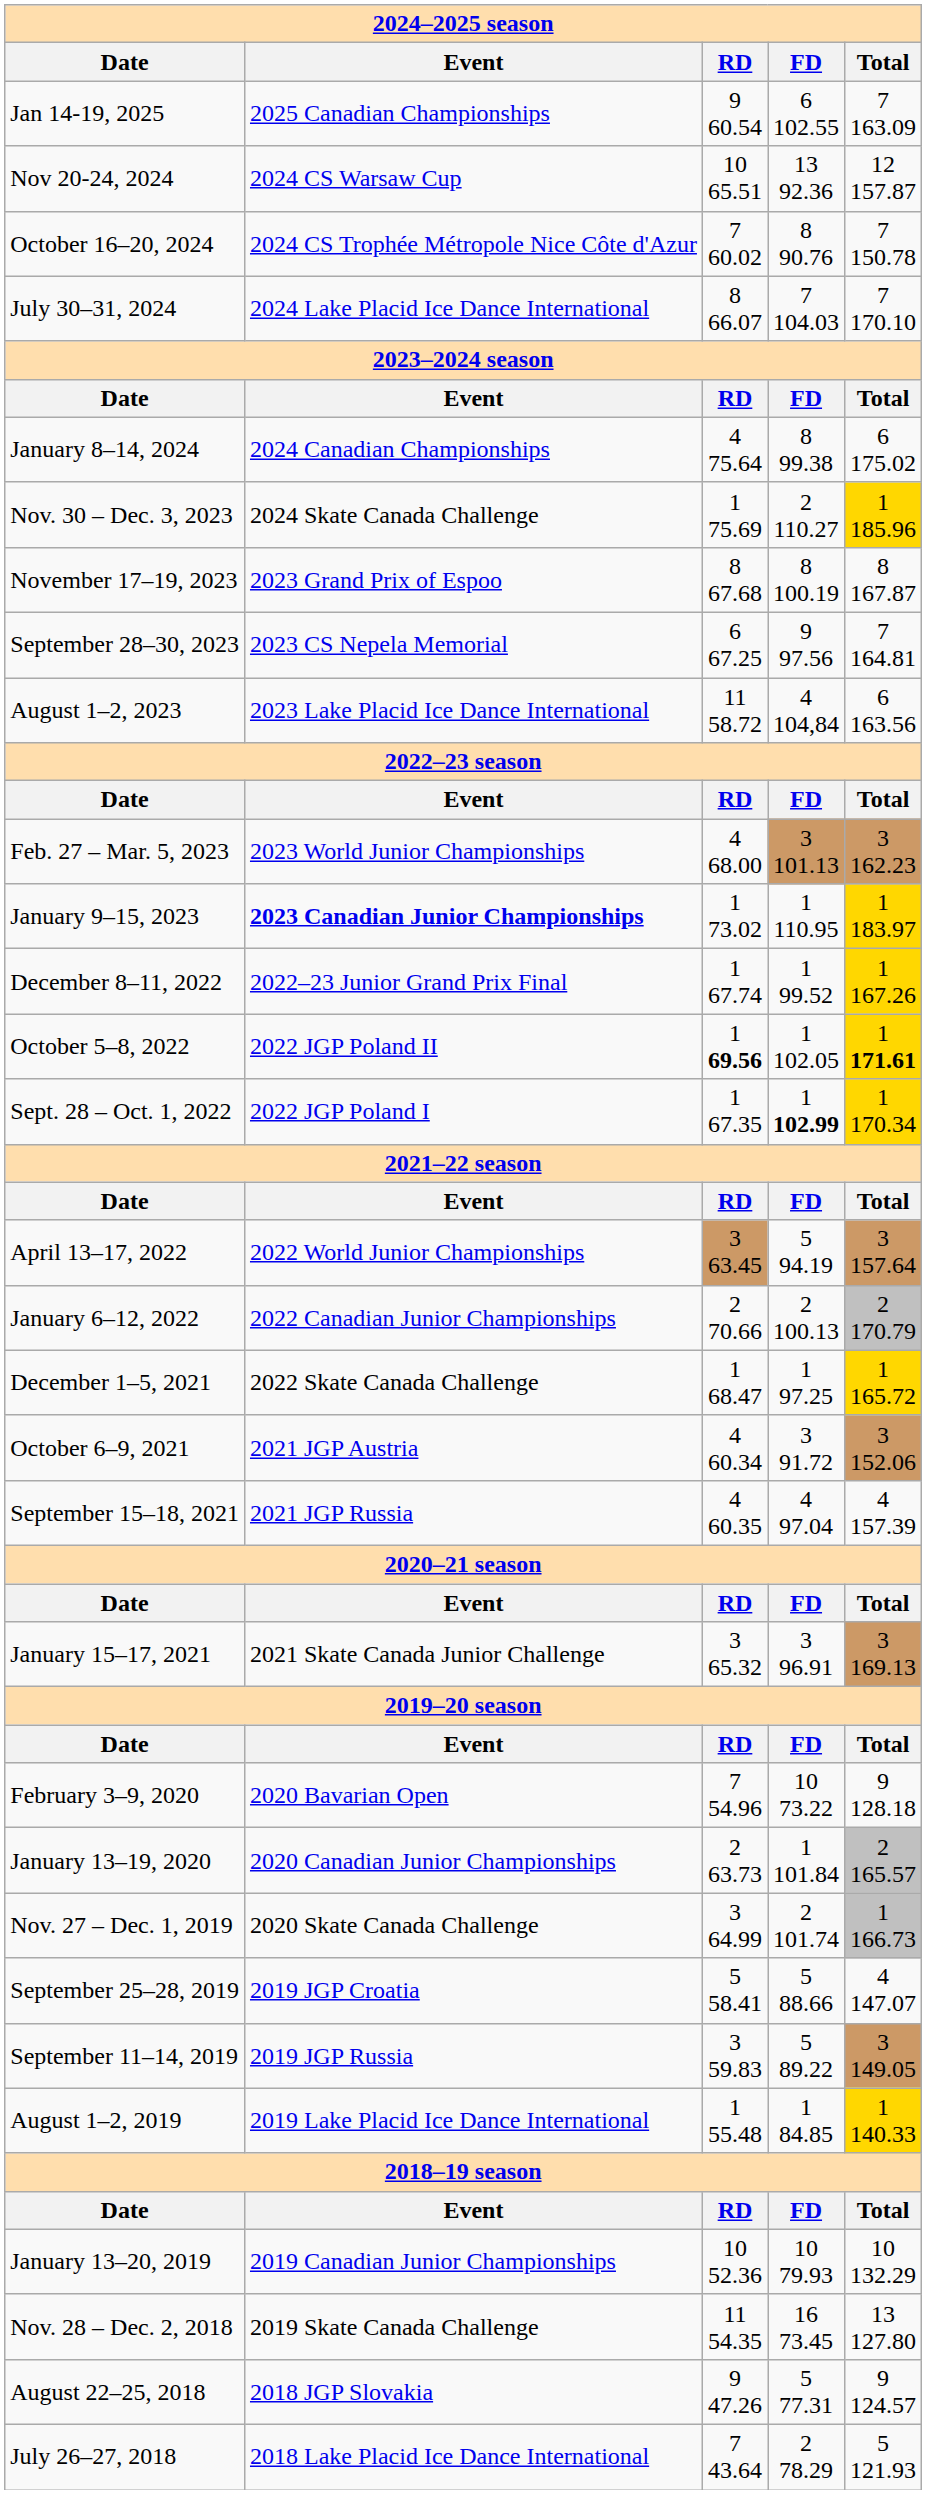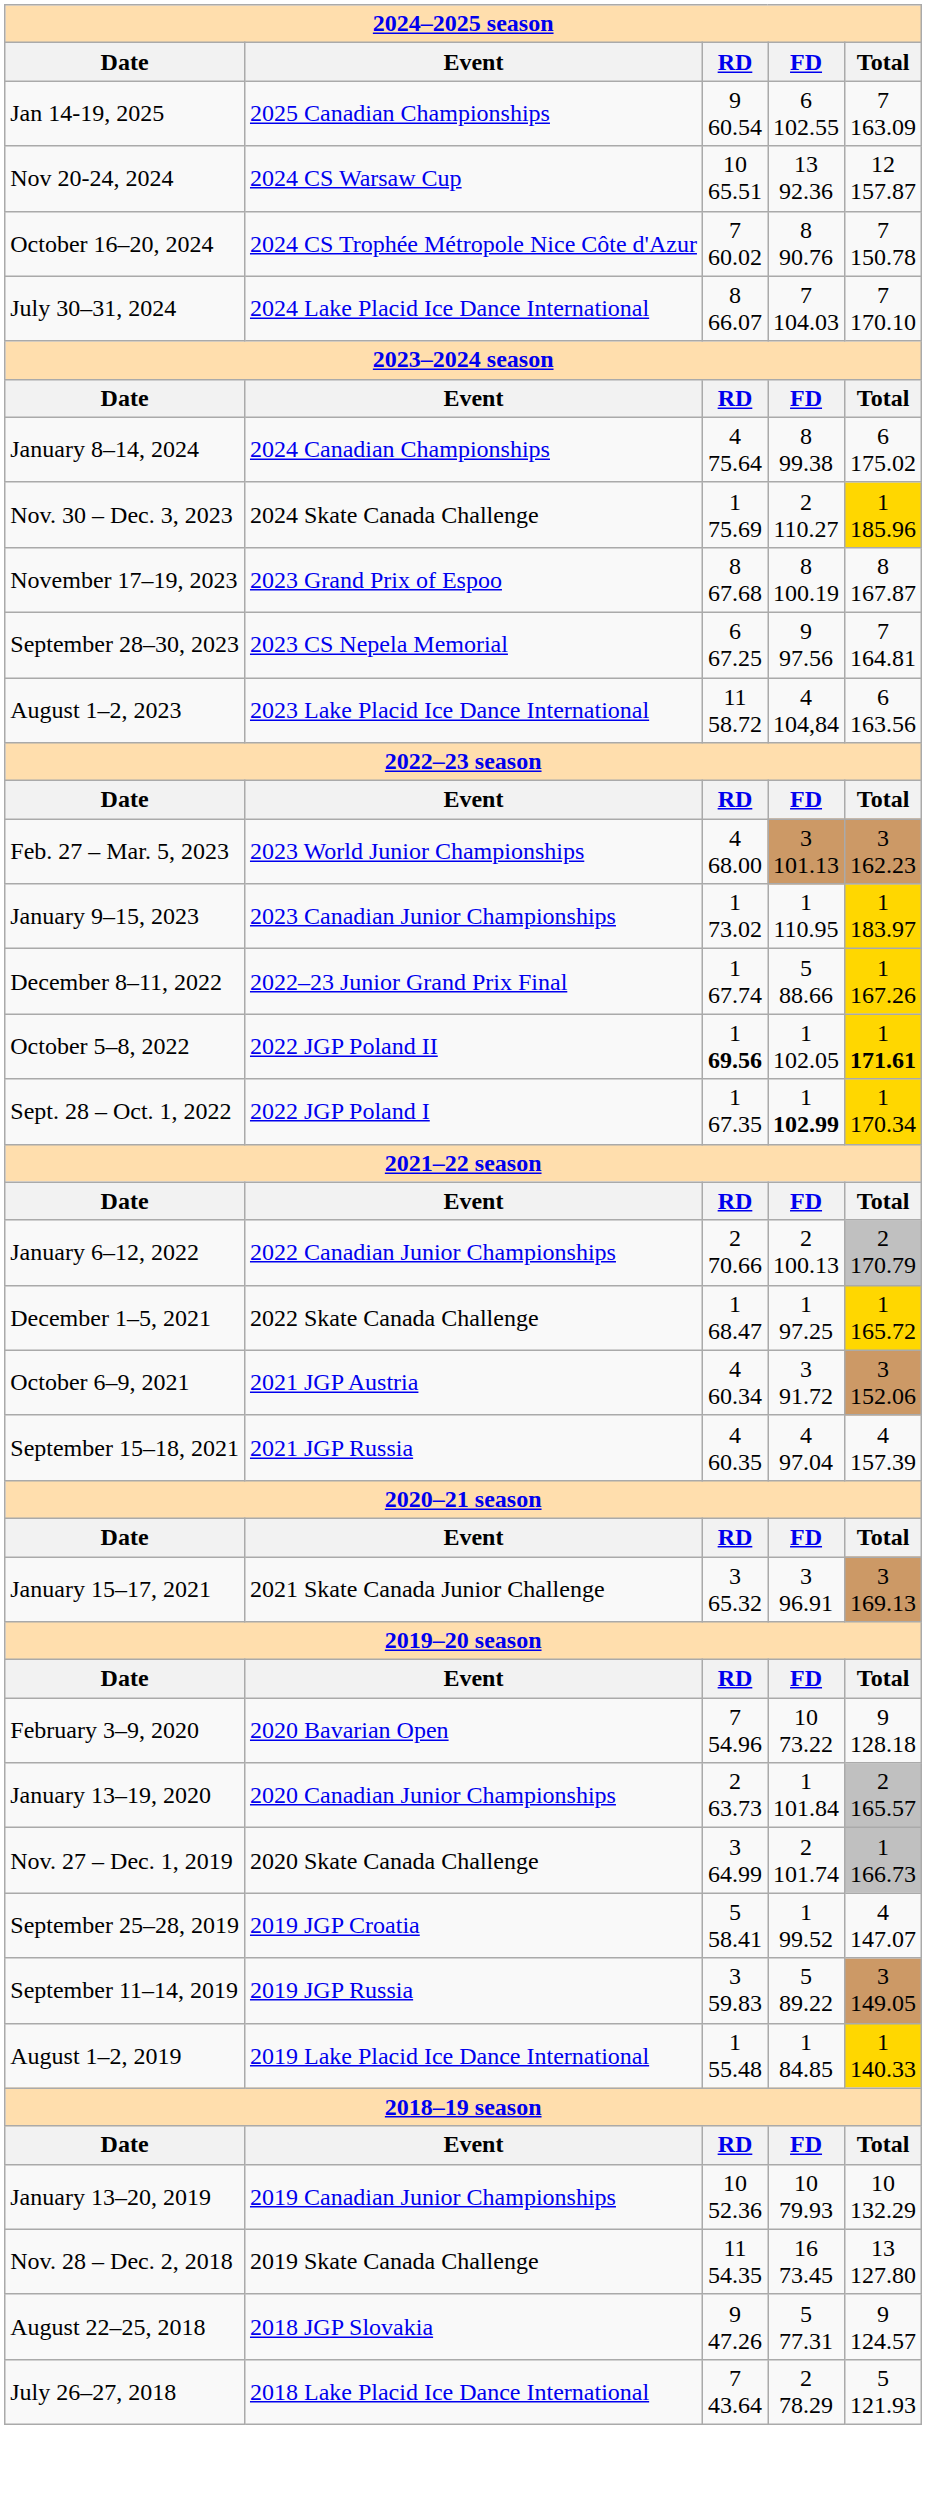(447, 916) bold -> (433, 916) normal
(806, 981) 1 99.52 -> (806, 981) 5 88.66
- row: (99, 1252)
(806, 1990) 5 88.66 -> (806, 1925) 1 99.52
